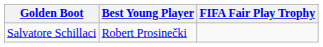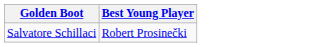- column: (257, 13)
